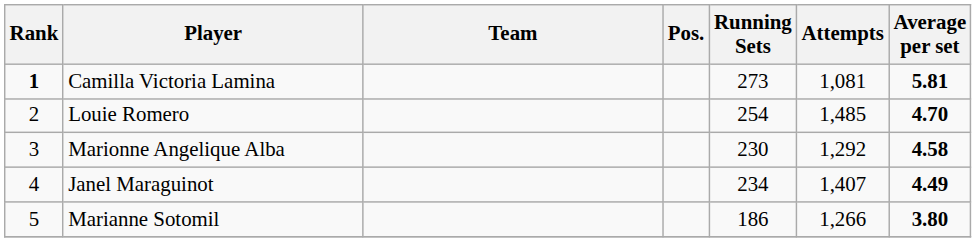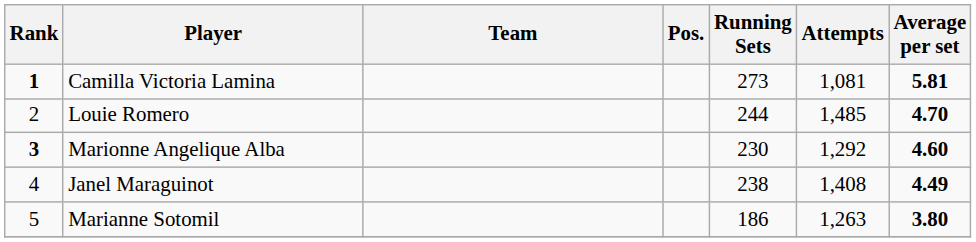(753, 115) 254 -> (753, 115) 244
(34, 150) normal -> (34, 150) bold
(930, 150) 4.58 -> (930, 150) 4.60
(753, 184) 234 -> (753, 184) 238
(843, 184) 1,407 -> (843, 184) 1,408
(843, 218) 1,266 -> (843, 218) 1,263
